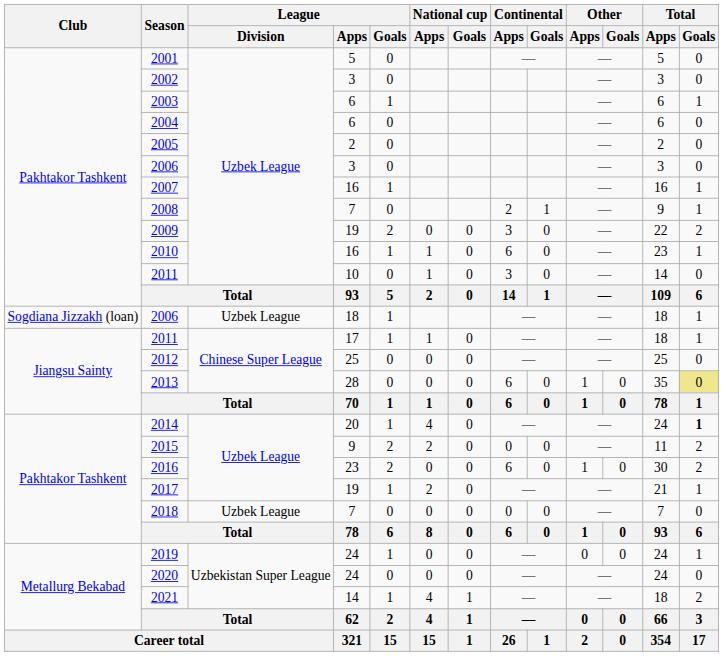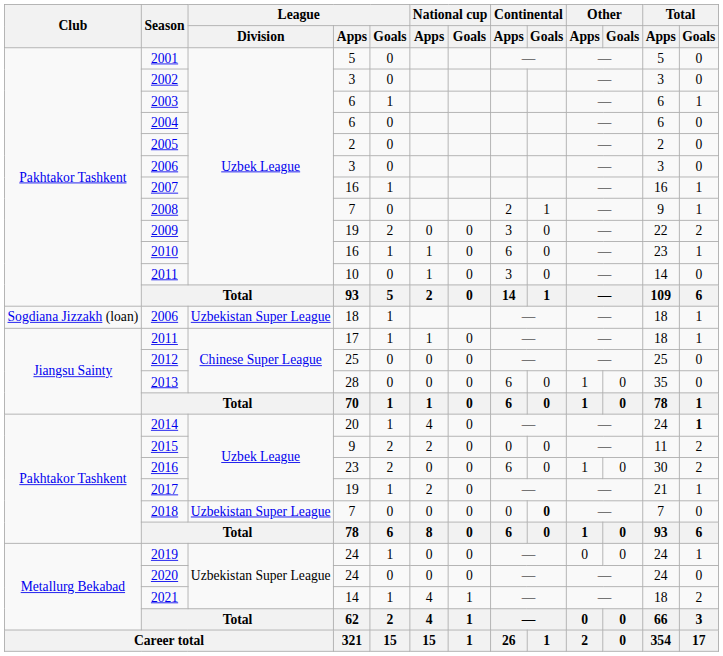(261, 317) Uzbek League -> (261, 317) Uzbekistan Super League
(699, 381) khaki background -> (699, 381) no background
(261, 511) Uzbek League -> (261, 511) Uzbekistan Super League
(547, 511) normal -> (547, 511) bold
